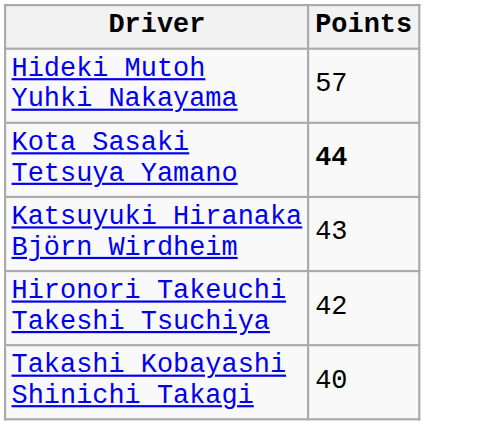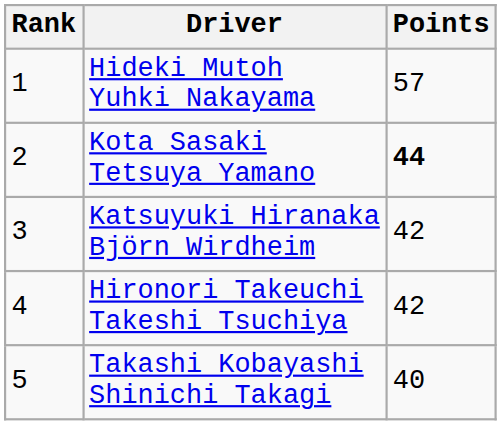+ column: (44, 27)
(331, 234) 43 -> (409, 234) 42
